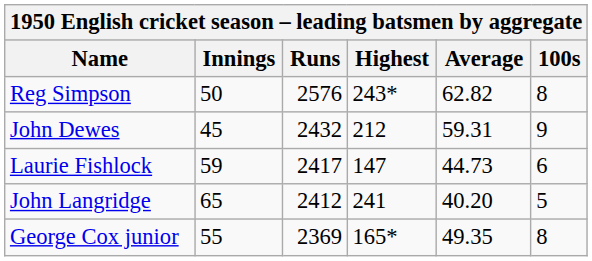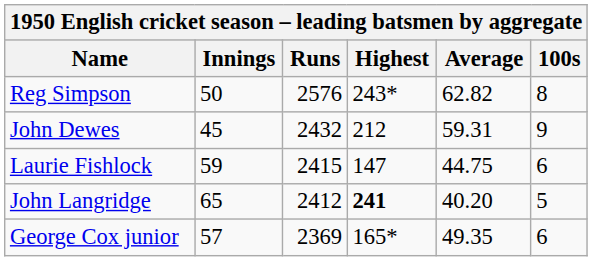(320, 165) 2417 -> (320, 165) 2415
(467, 165) 44.73 -> (467, 165) 44.75
(369, 201) normal -> (369, 201) bold
(211, 237) 55 -> (211, 237) 57
(542, 237) 8 -> (542, 237) 6
